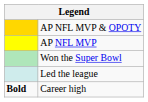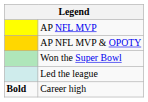rows swapped: (68, 43) <-> (91, 27)
